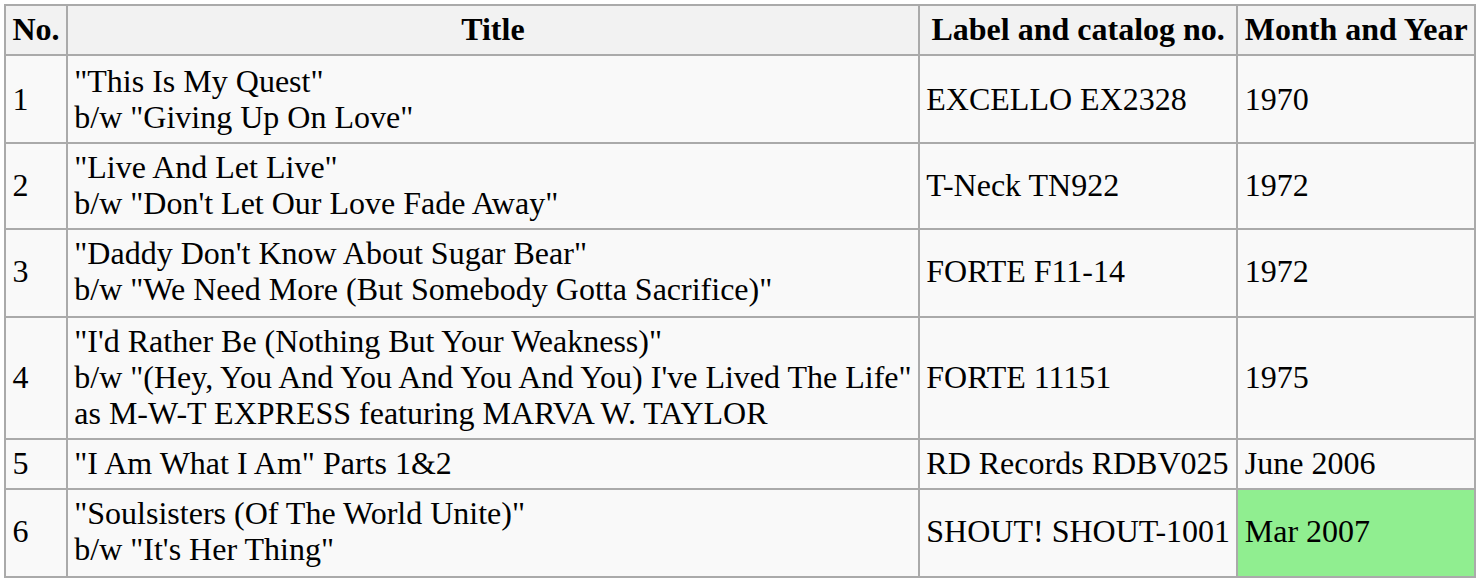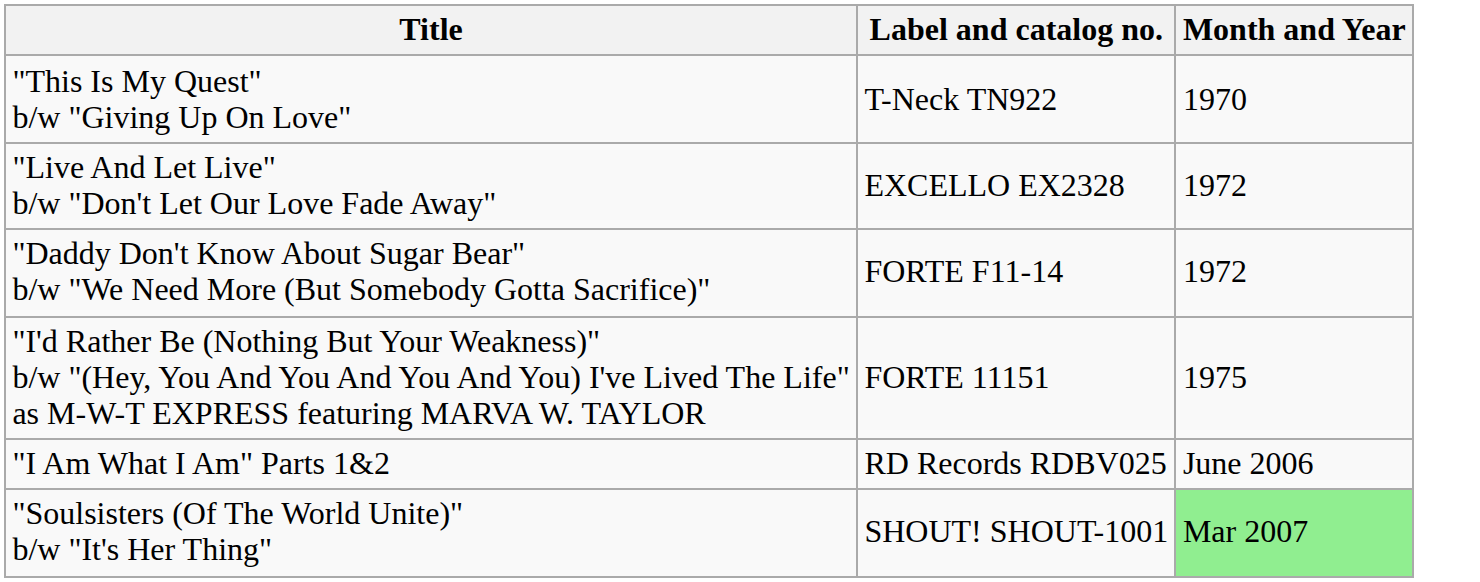- column: (36, 29)
(1057, 98) EXCELLO EX2328 -> (961, 98) T-Neck TN922
(1023, 185) T-Neck TN922 -> (995, 185) EXCELLO EX2328
